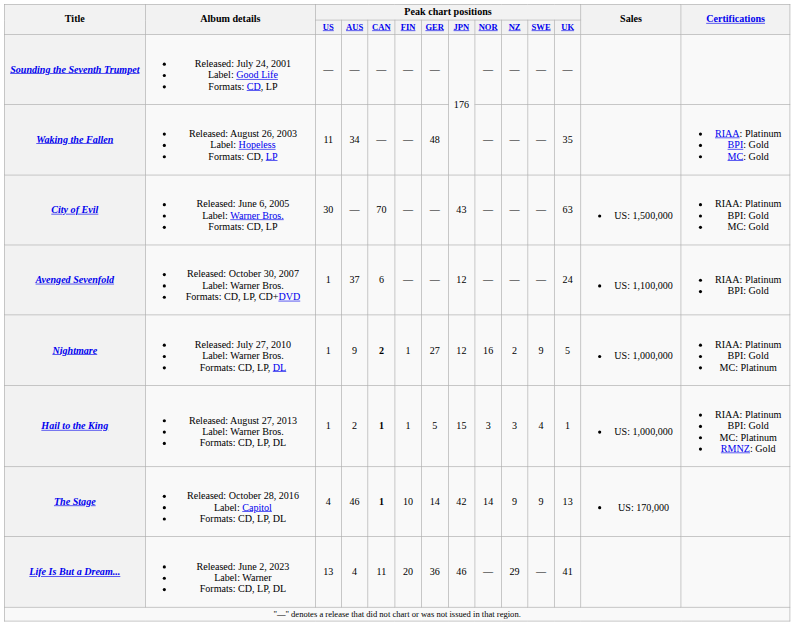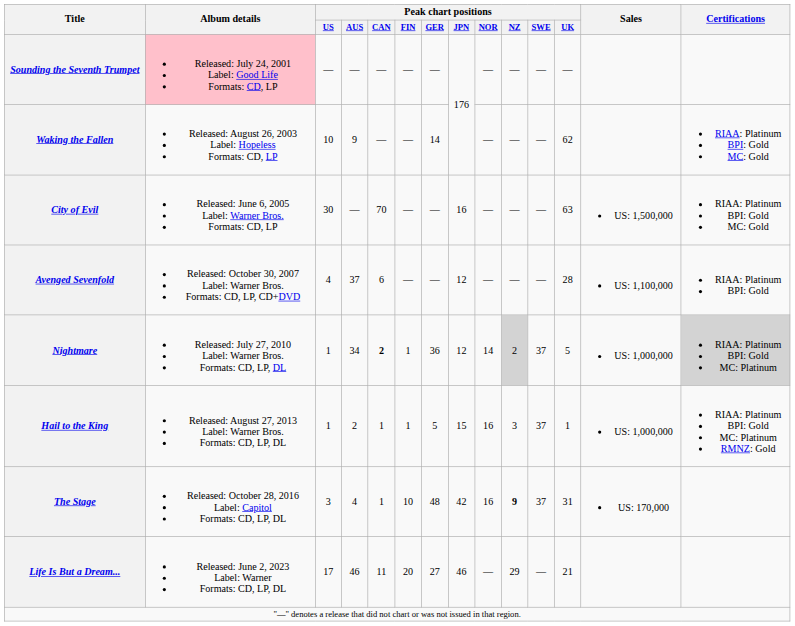(230, 75) no background -> (230, 75) pink background
(328, 139) 11 -> (328, 139) 10
(355, 139) 34 -> (355, 139) 9
(435, 139) 48 -> (435, 139) 14
(568, 139) 35 -> (568, 139) 62
(461, 210) 43 -> (461, 210) 16
(328, 280) 1 -> (328, 280) 4
(568, 280) 24 -> (568, 280) 28
(355, 350) 9 -> (355, 350) 34
(435, 350) 27 -> (435, 350) 36
(488, 350) 16 -> (488, 350) 14
(515, 350) no background -> (515, 350) lightgrey background
(541, 350) 9 -> (541, 350) 37
(736, 356) no background -> (736, 356) lightgrey background
(381, 426) bold -> (381, 426) normal
(488, 426) 3 -> (488, 426) 16
(541, 426) 4 -> (541, 426) 37
(328, 502) 4 -> (328, 502) 3
(355, 502) 46 -> (355, 502) 4
(381, 502) bold -> (381, 502) normal
(435, 502) 14 -> (435, 502) 48
(488, 502) 14 -> (488, 502) 16
(515, 502) normal -> (515, 502) bold
(541, 502) 9 -> (541, 502) 37
(568, 502) 13 -> (568, 502) 31
(328, 572) 13 -> (328, 572) 17
(355, 572) 4 -> (355, 572) 46
(435, 572) 36 -> (435, 572) 27
(568, 572) 41 -> (568, 572) 21
